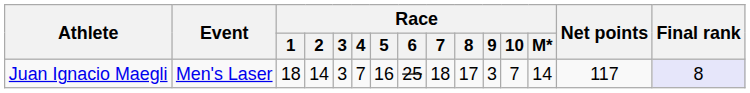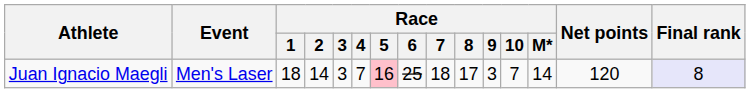(384, 74) no background -> (384, 74) pink background
(604, 74) 117 -> (604, 74) 120
